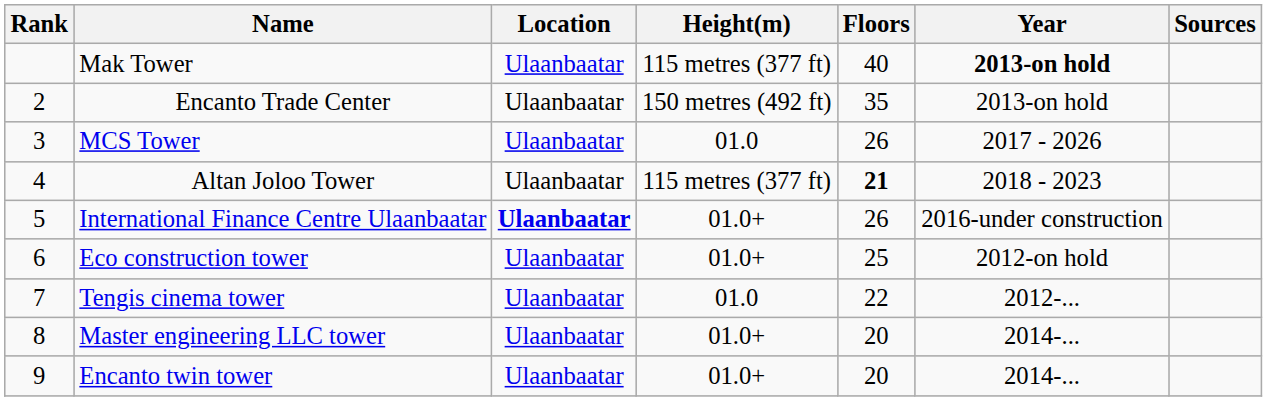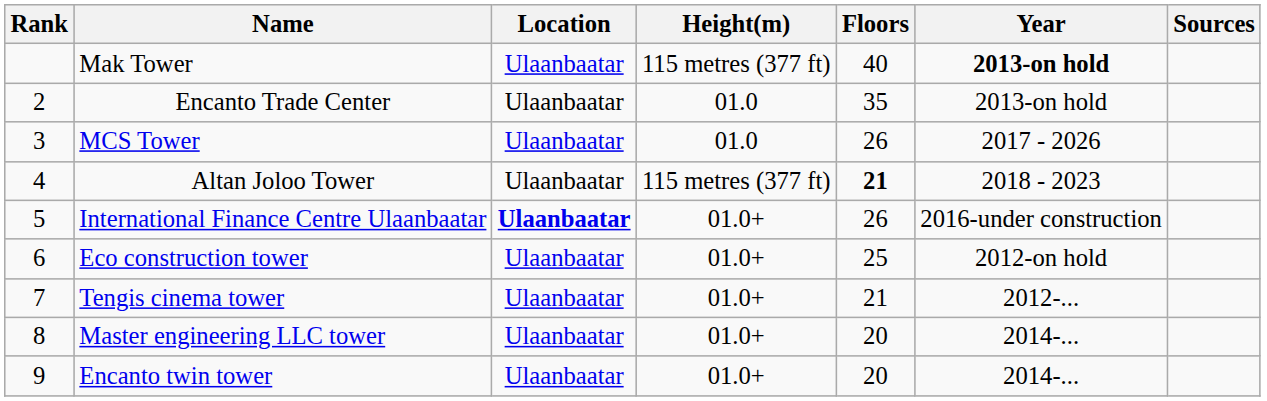(737, 102) 150 metres (492 ft) -> (736, 102) 01.0
(737, 297) 01.0 -> (736, 297) 01.0+
(876, 297) 22 -> (875, 297) 21
